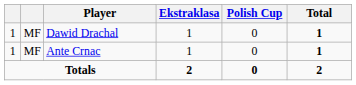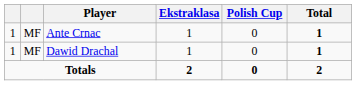rows swapped: (73, 51) <-> (82, 32)
